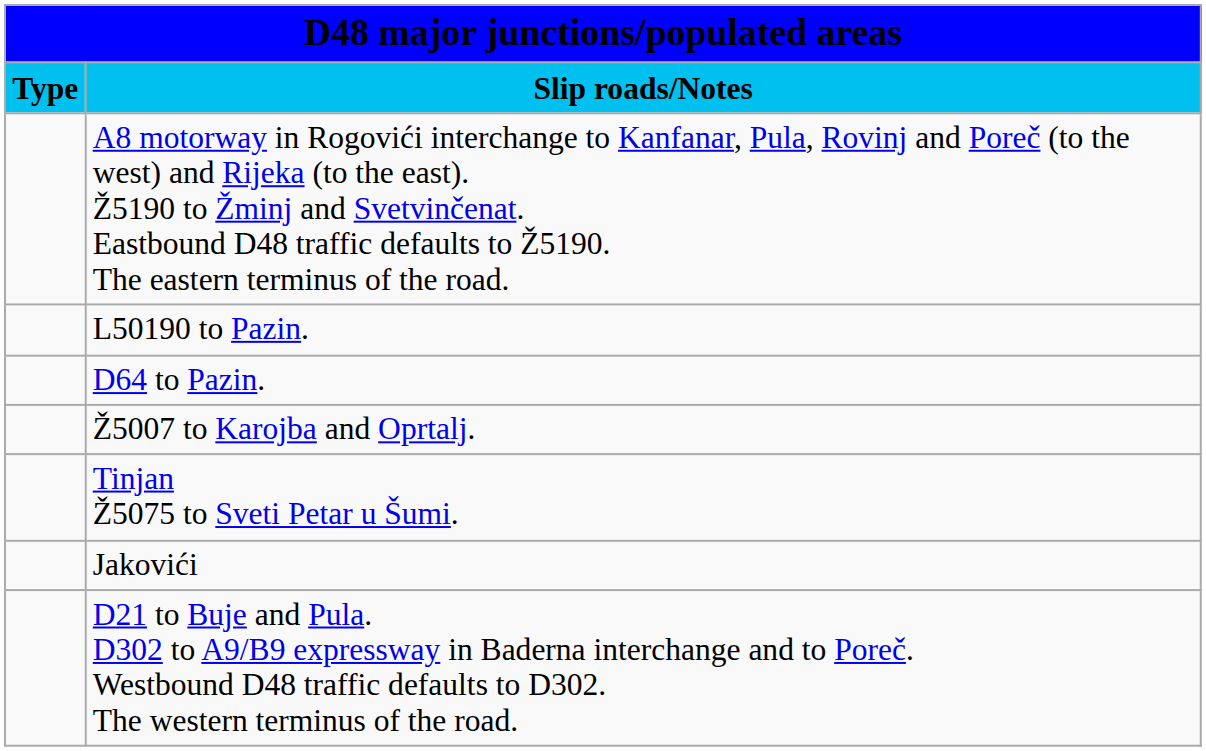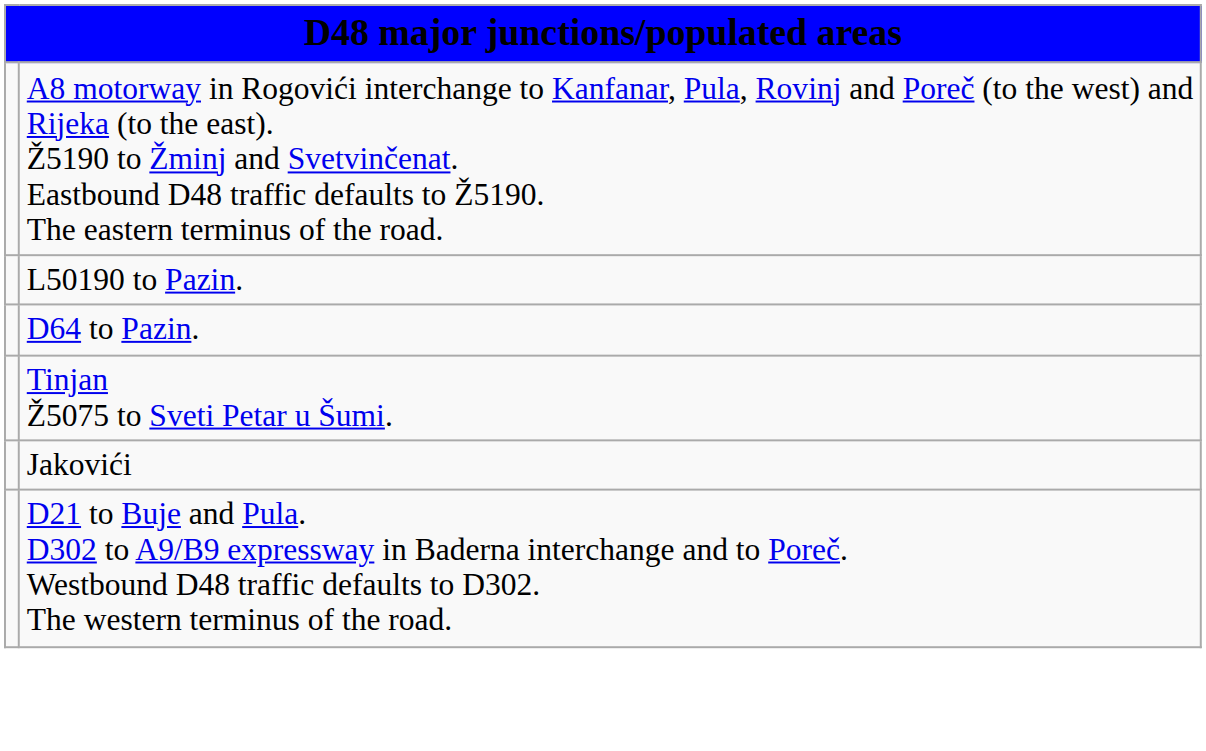- row: (643, 87)
- row: (284, 429)
